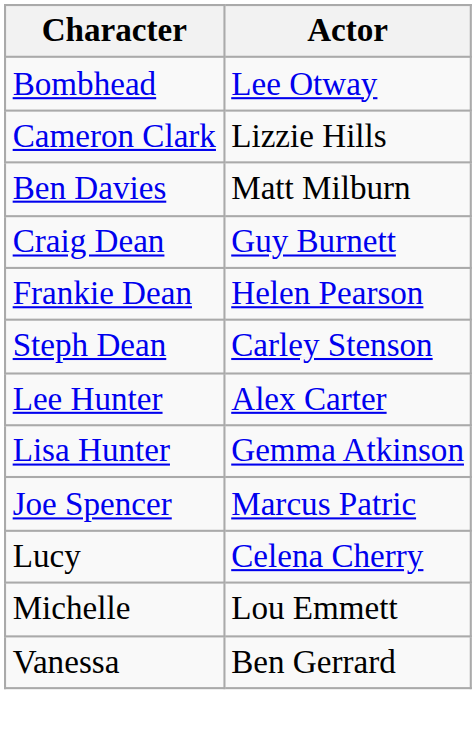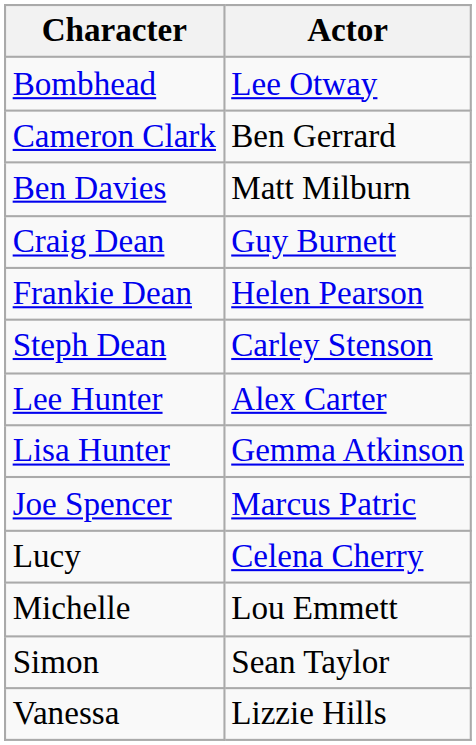(309, 135) Lizzie Hills -> (314, 135) Ben Gerrard
+ row: (56, 661)
(314, 661) Ben Gerrard -> (309, 713) Lizzie Hills
